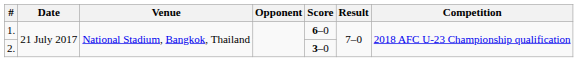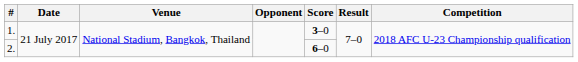(320, 30) 6–0 -> (320, 30) 3–0
(320, 48) 3–0 -> (320, 48) 6–0
